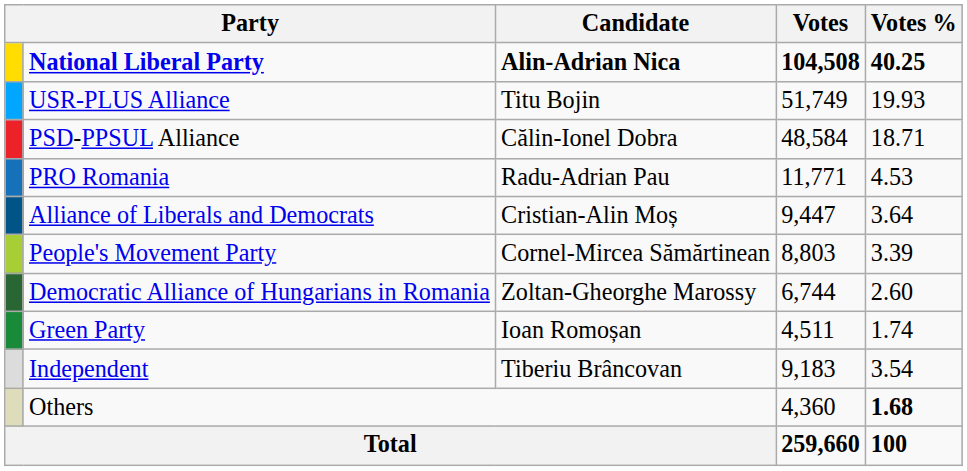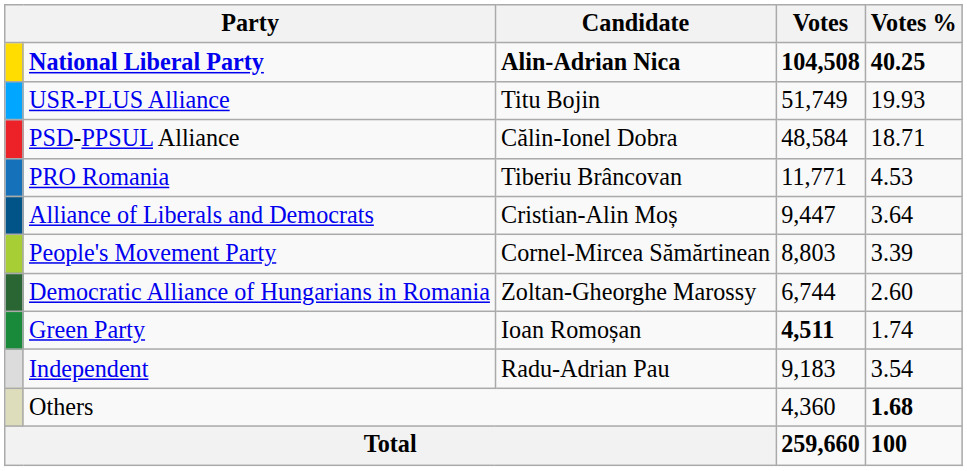(585, 176) Radu-Adrian Pau -> (592, 176) Tiberiu Brâncovan
(808, 330) normal -> (808, 330) bold
(592, 368) Tiberiu Brâncovan -> (585, 368) Radu-Adrian Pau
